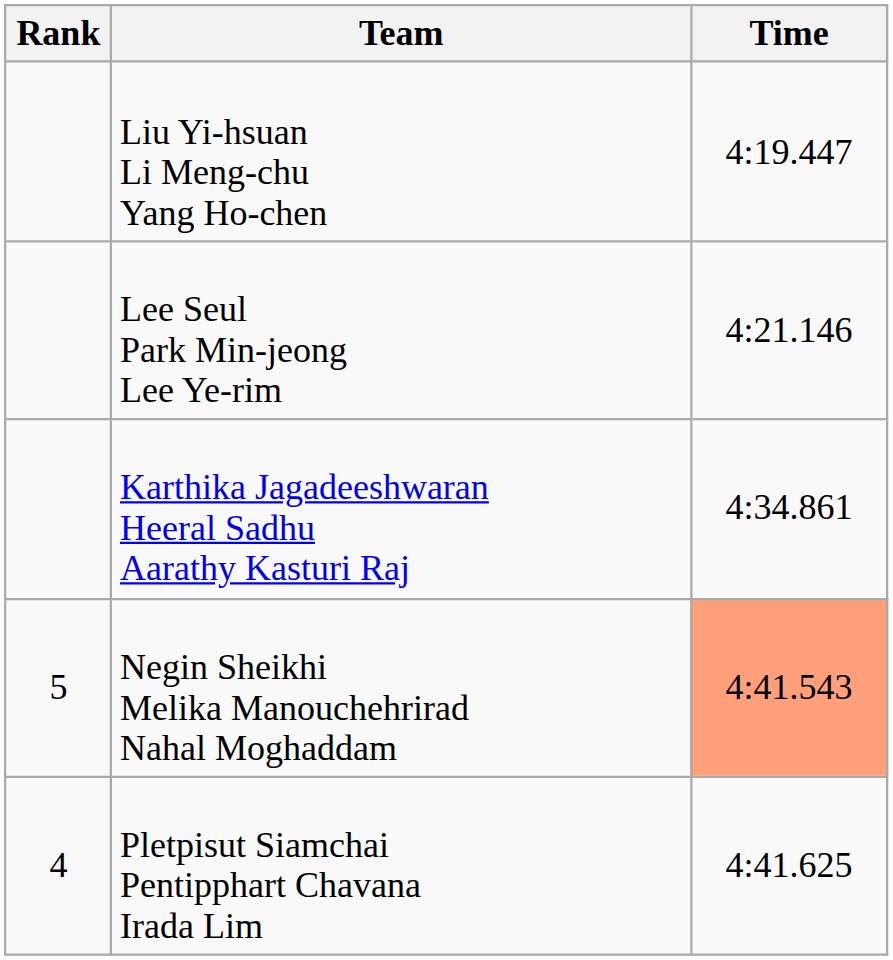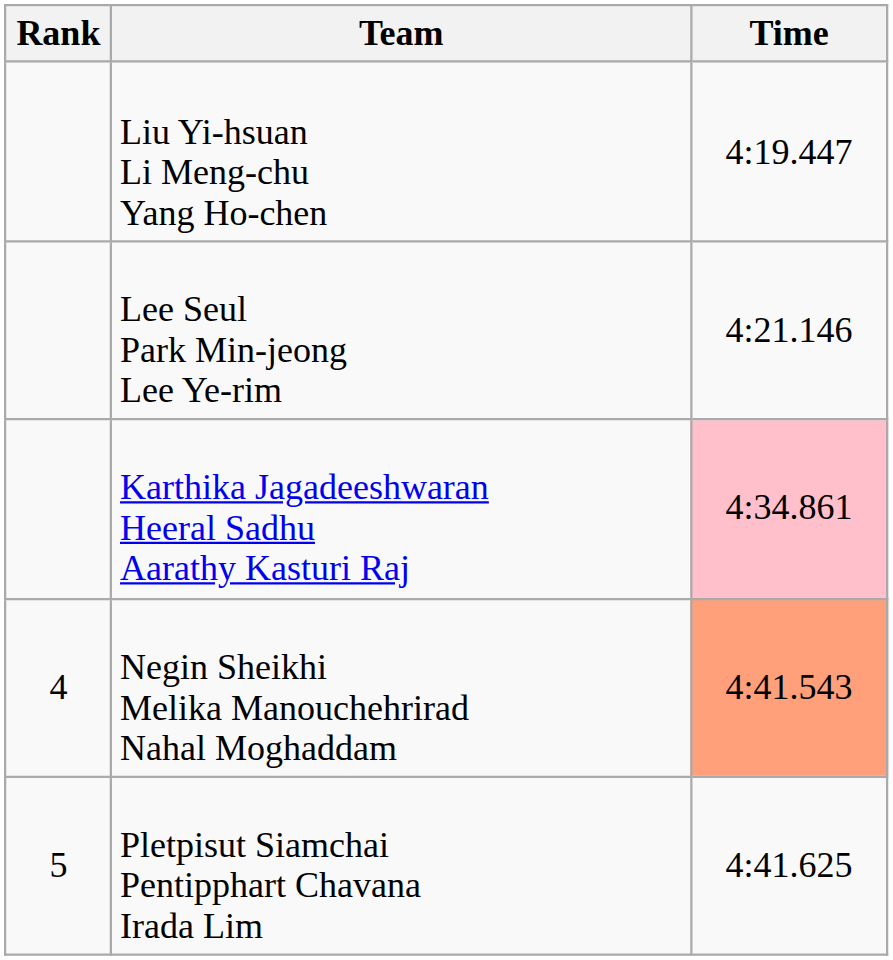(789, 508) no background -> (789, 508) pink background
(58, 686) 5 -> (58, 686) 4
(58, 865) 4 -> (58, 865) 5
